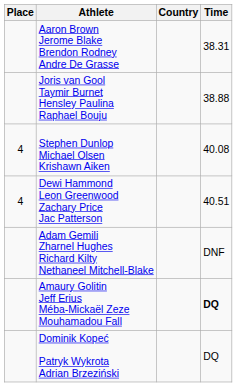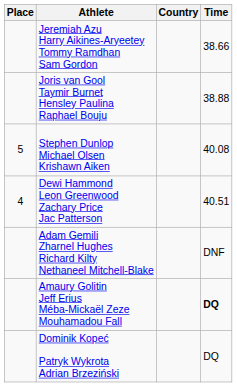- row: (79, 46)
+ row: (92, 46)
(20, 149) 4 -> (20, 149) 5
